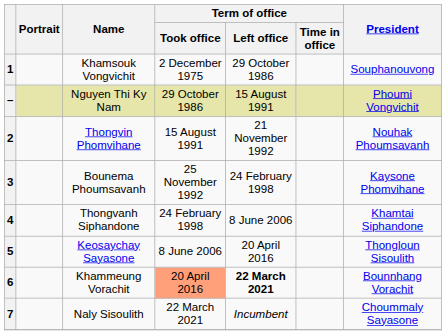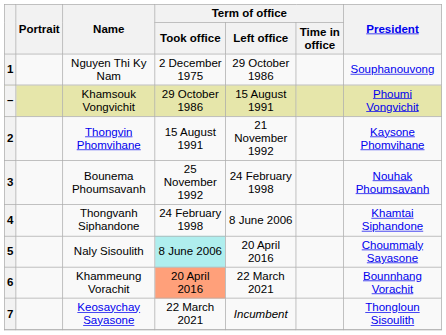(109, 69) Khamsouk Vongvichit -> (109, 69) Nguyen Thi Ky Nam
(109, 100) Nguyen Thi Ky Nam -> (109, 100) Khamsouk Vongvichit
(392, 138) Nouhak Phoumsavanh -> (392, 138) Kaysone Phomvihane
(392, 182) Kaysone Phomvihane -> (392, 182) Nouhak Phoumsavanh
(109, 251) Keosaychay Sayasone -> (109, 251) Naly Sisoulith
(190, 251) no background -> (190, 251) paleturquoise background
(392, 251) Thongloun Sisoulith -> (392, 251) Choummaly Sayasone
(261, 282) bold -> (261, 282) normal
(109, 314) Naly Sisoulith -> (109, 314) Keosaychay Sayasone
(392, 314) Choummaly Sayasone -> (392, 314) Thongloun Sisoulith
